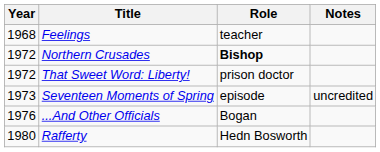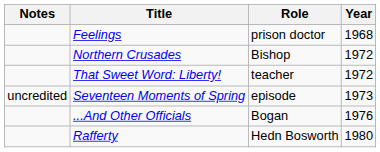columns swapped: (22, 14) <-> (343, 14)
(241, 34) teacher -> (288, 34) prison doctor
(242, 55) bold -> (271, 55) normal
(257, 75) prison doctor -> (272, 75) teacher
